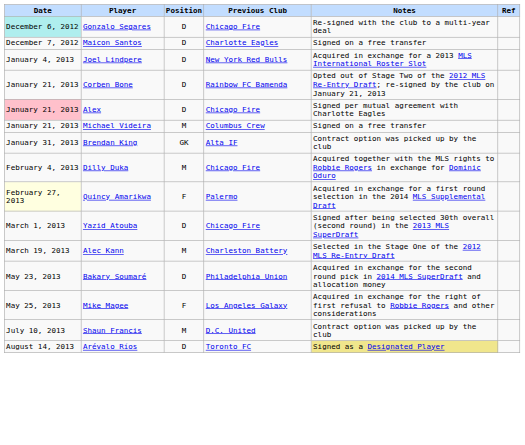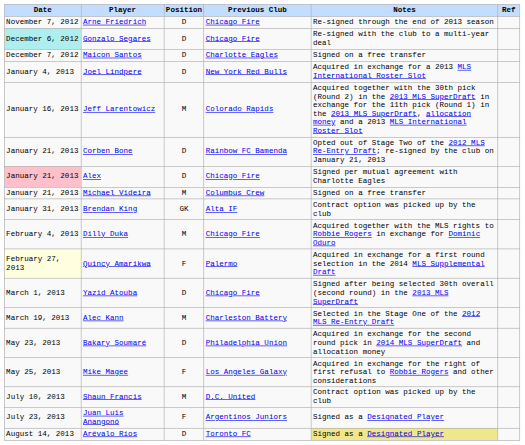+ row: (115, 23)
+ row: (119, 110)
+ row: (103, 418)
